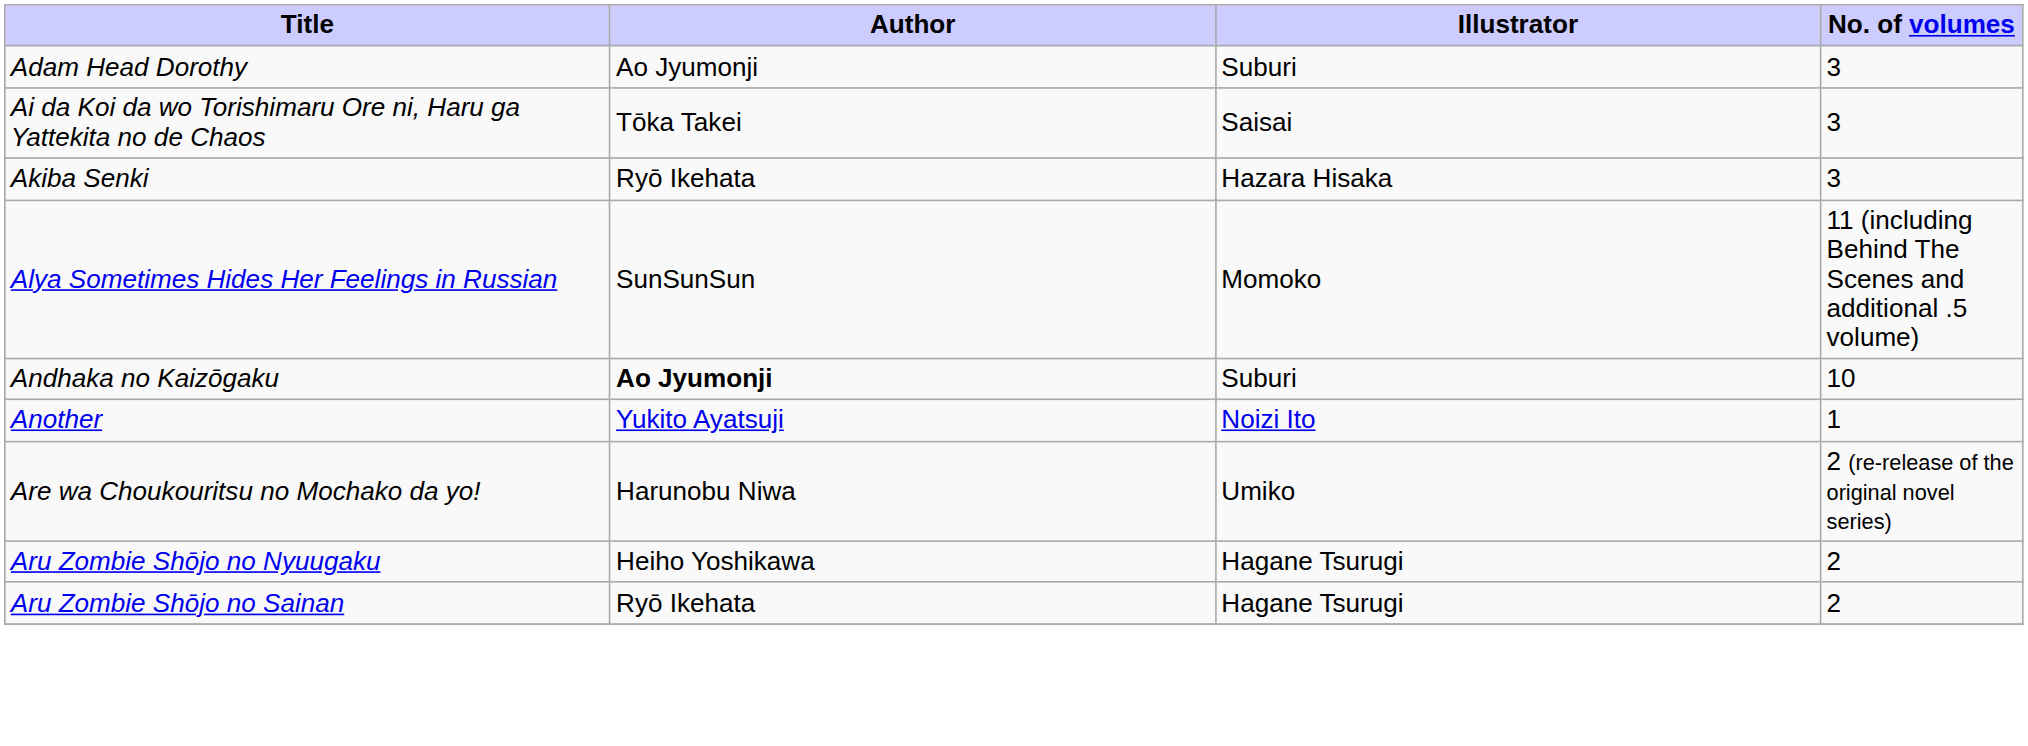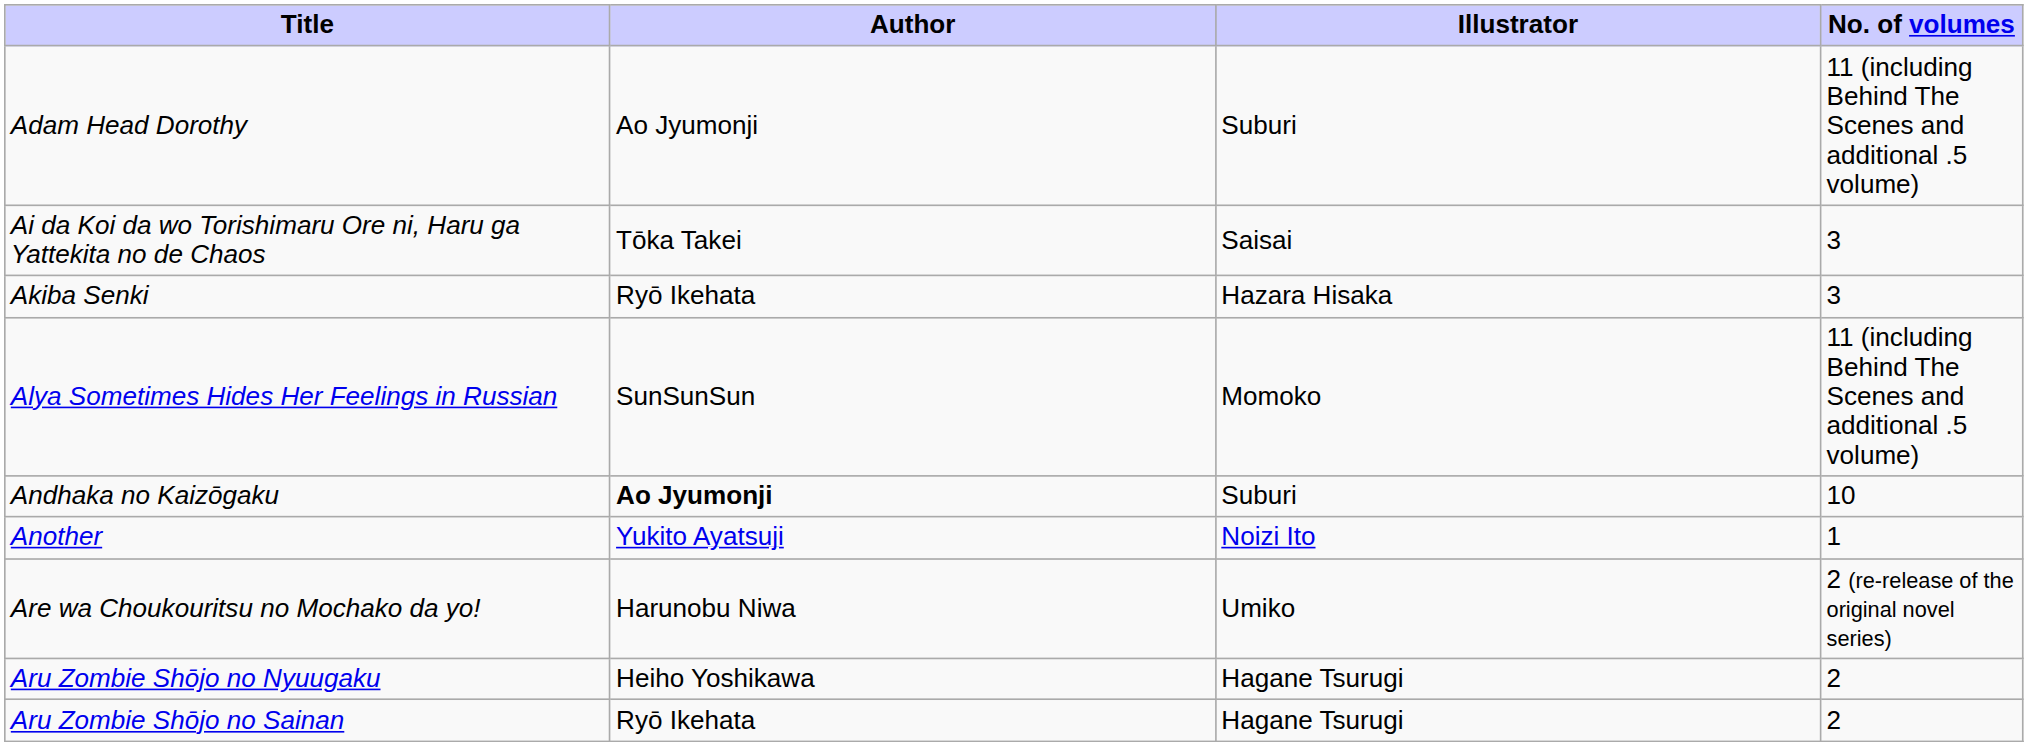(1834, 66) 3 -> (1900, 125) 11 (including Behind The Scenes and additional .5 volume)
